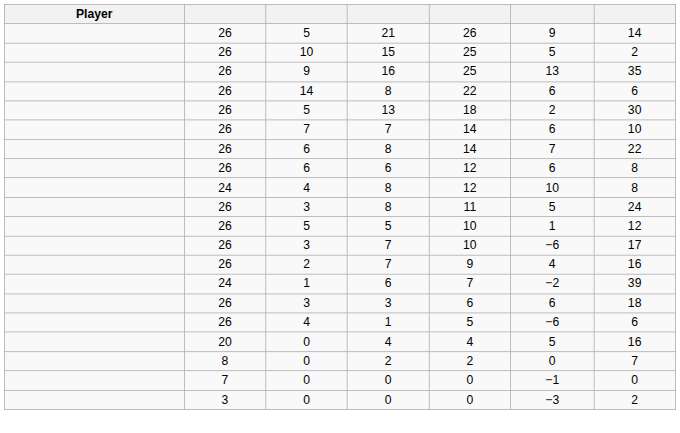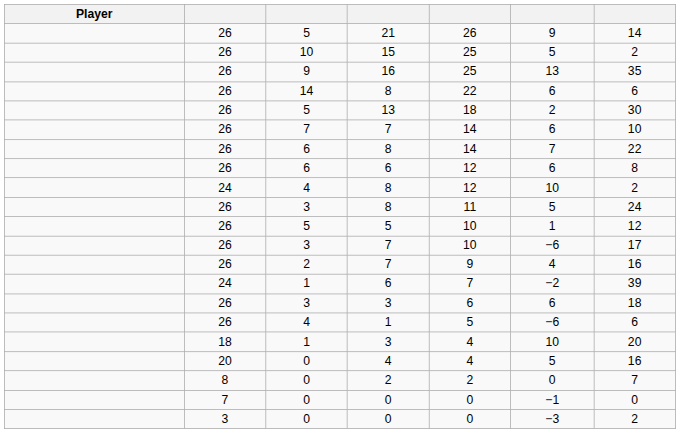(635, 187) 8 -> (635, 187) 2
+ row: (307, 341)
